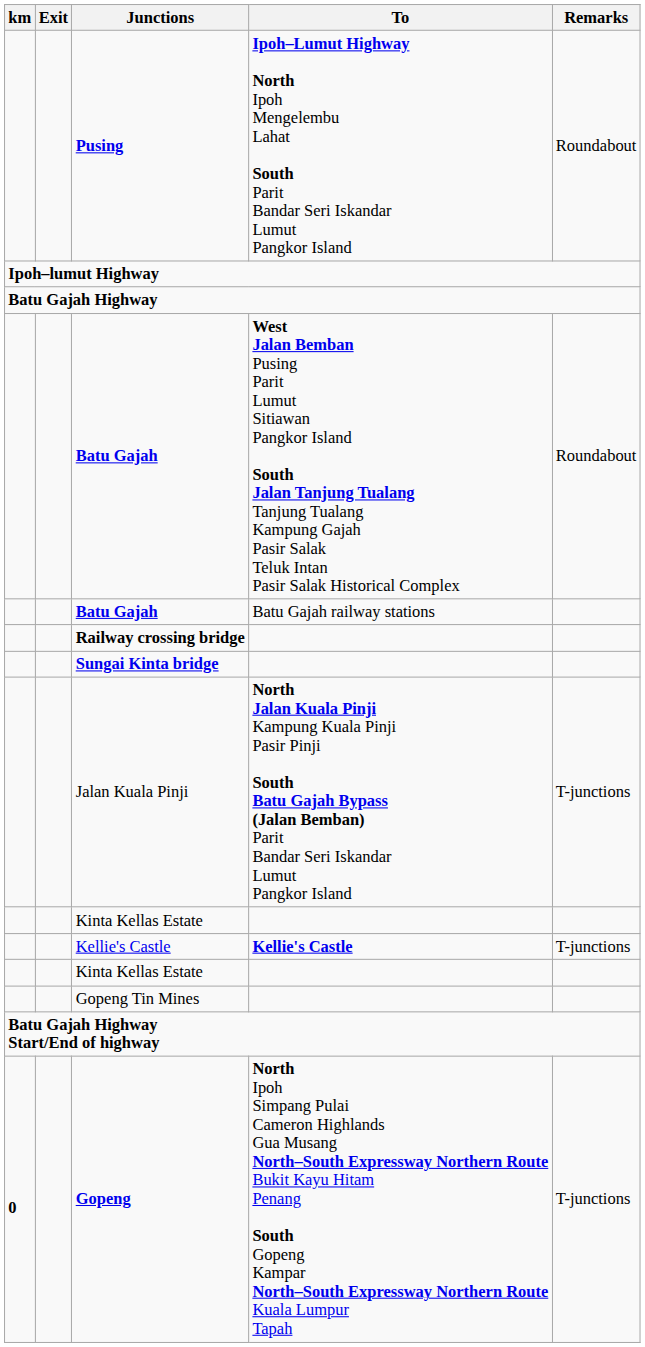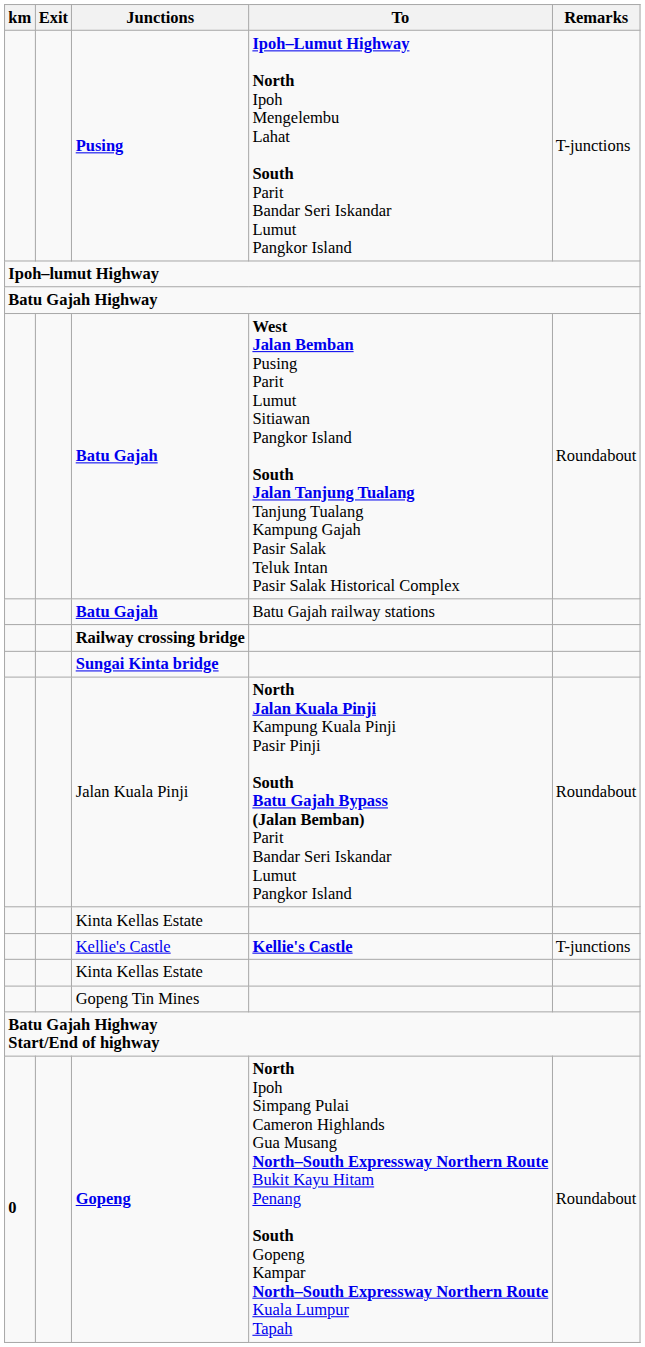(596, 145) Roundabout -> (593, 145) T-junctions
(593, 792) T-junctions -> (596, 792) Roundabout
(593, 1199) T-junctions -> (596, 1199) Roundabout
